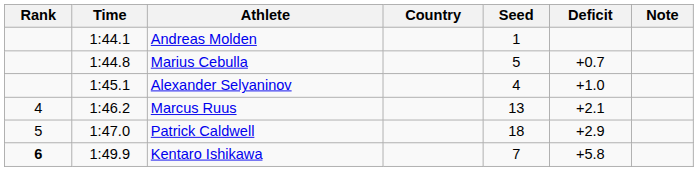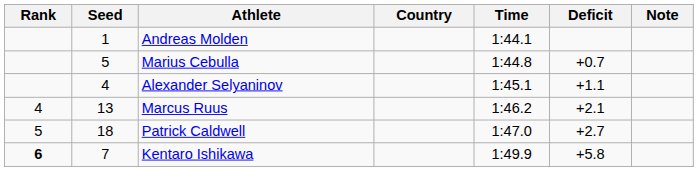columns swapped: (516, 16) <-> (110, 16)
(590, 85) +1.0 -> (590, 85) +1.1
(590, 131) +2.9 -> (590, 131) +2.7
